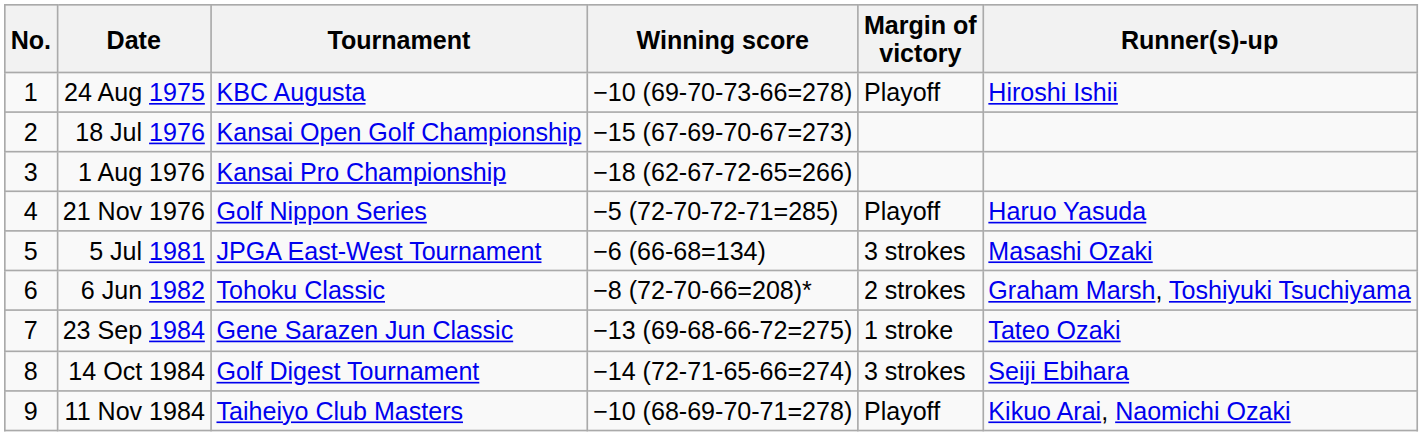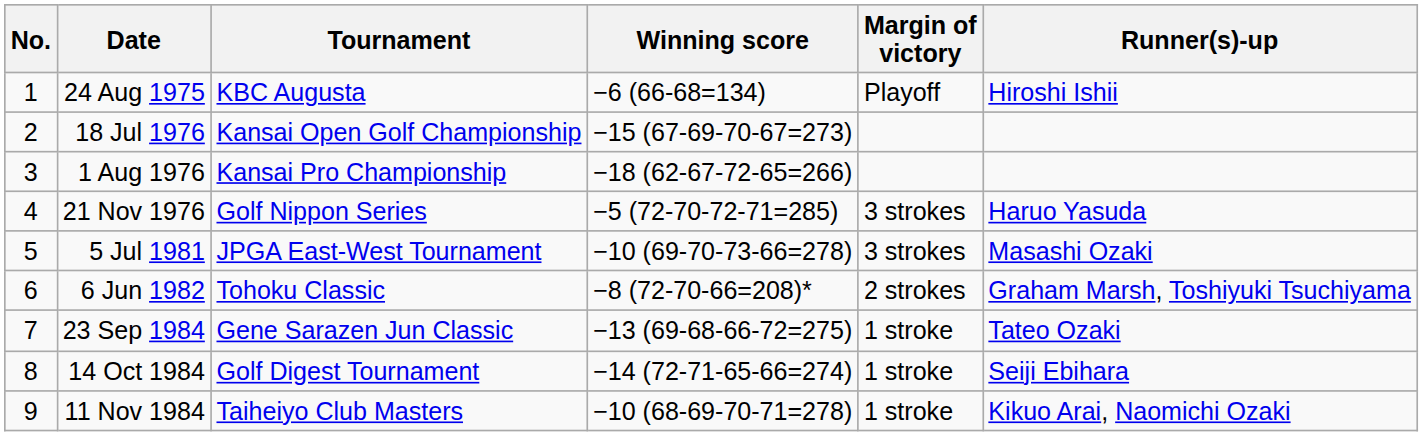(723, 93) −10 (69-70-73-66=278) -> (680, 93) −6 (66-68=134)
(902, 212) Playoff -> (915, 212) 3 strokes
(680, 251) −6 (66-68=134) -> (723, 251) −10 (69-70-73-66=278)
(915, 371) 3 strokes -> (909, 371) 1 stroke
(902, 410) Playoff -> (909, 410) 1 stroke
